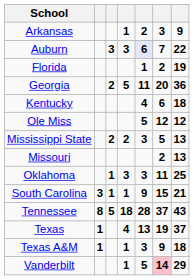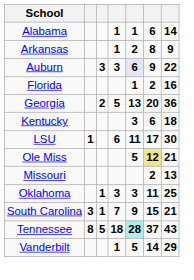+ row: (45, 31)
(162, 31) 3 -> (153, 49) 8
(162, 49) 7 -> (153, 67) 9
(180, 67) 19 -> (170, 85) 16
(144, 85) 11 -> (135, 103) 13
(144, 103) 4 -> (135, 121) 3
+ row: (45, 139)
(162, 121) no background -> (153, 157) khaki background
(180, 121) 12 -> (170, 157) 21
- row: (49, 139)
(126, 193) 1 -> (117, 211) 7
(144, 211) no background -> (135, 229) paleturquoise background
- row: (49, 229)
- row: (49, 247)
(162, 265) pink background -> (153, 247) no background
